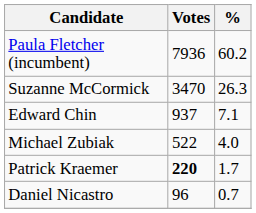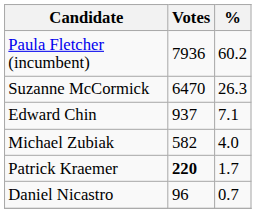(189, 89) 3470 -> (189, 89) 6470
(185, 141) 522 -> (185, 141) 582
